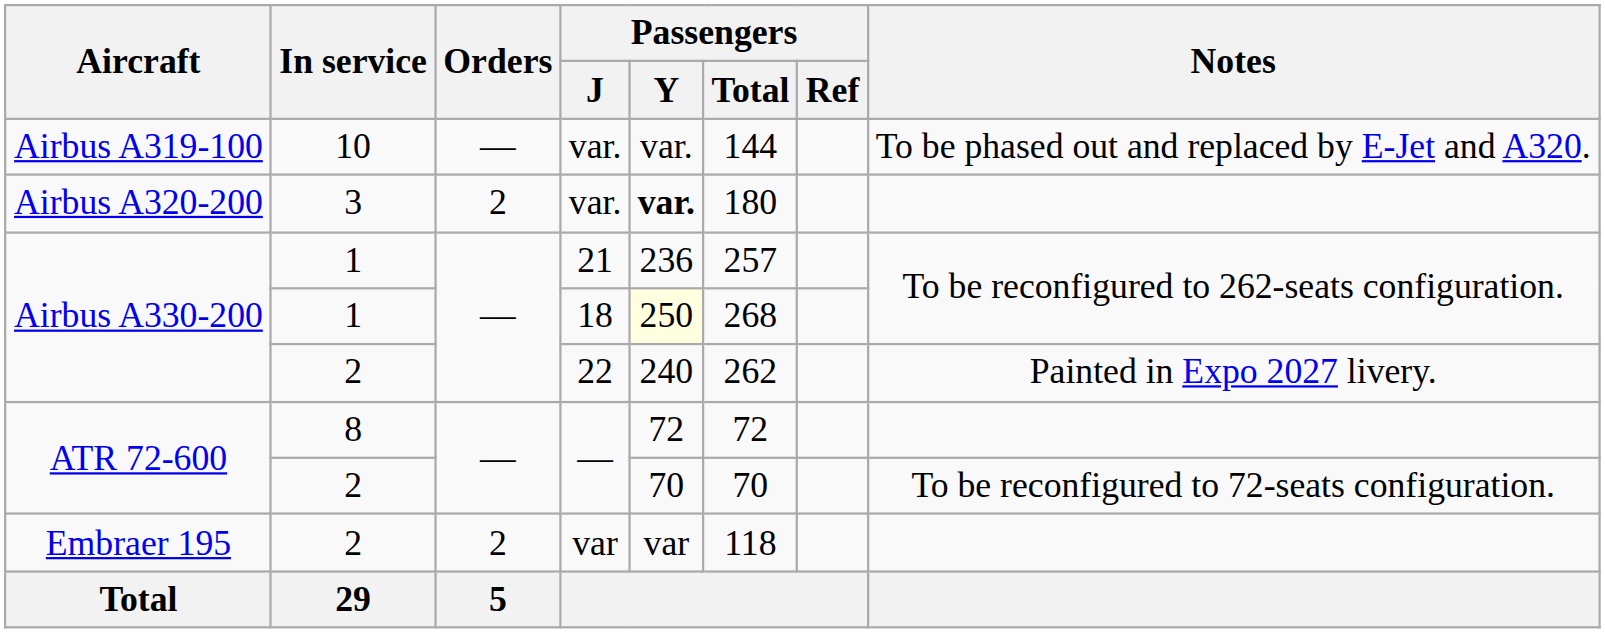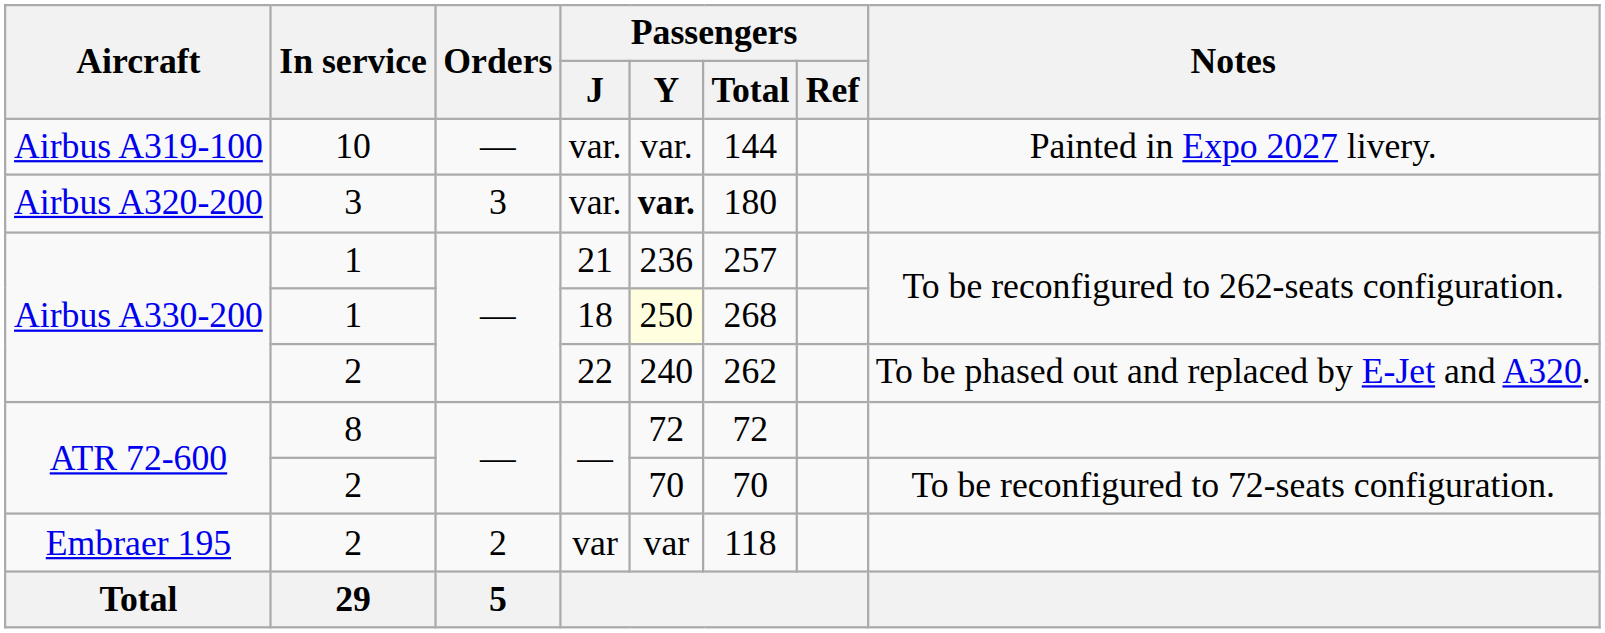(1233, 145) To be phased out and replaced by E-Jet and A320. -> (1233, 145) Painted in Expo 2027 livery.
(498, 202) 2 -> (498, 202) 3
(1233, 372) Painted in Expo 2027 livery. -> (1233, 372) To be phased out and replaced by E-Jet and A320.
